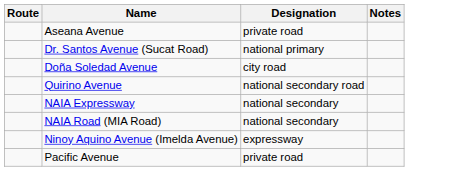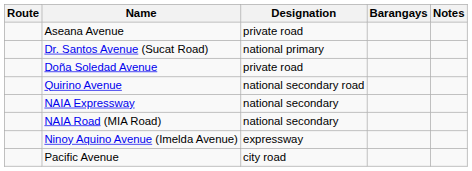+ column: (399, 13)
(265, 67) city road -> (273, 67) private road
(273, 157) private road -> (265, 157) city road
